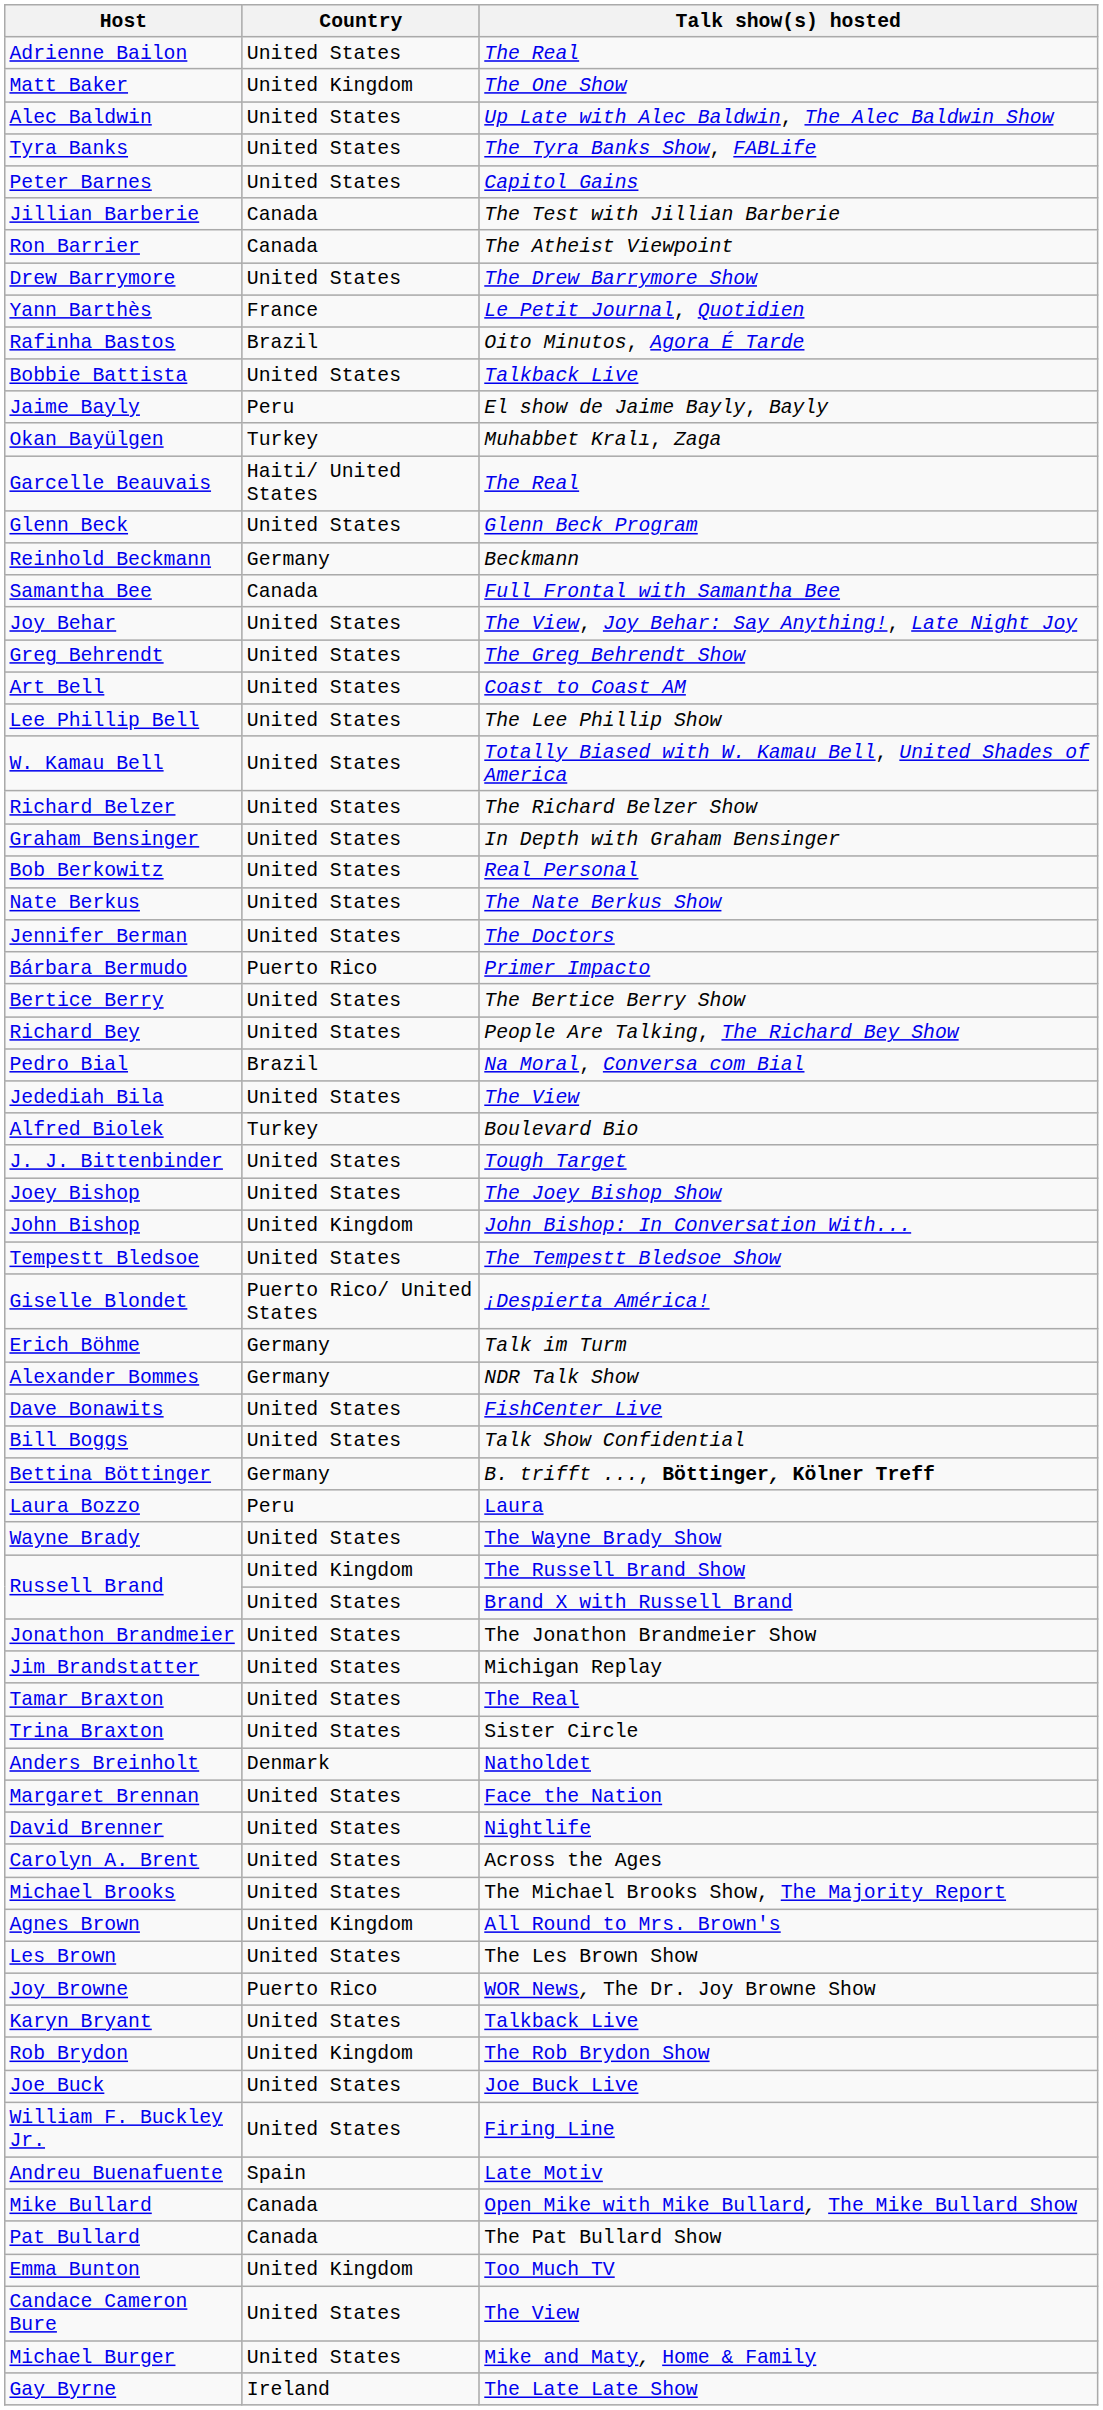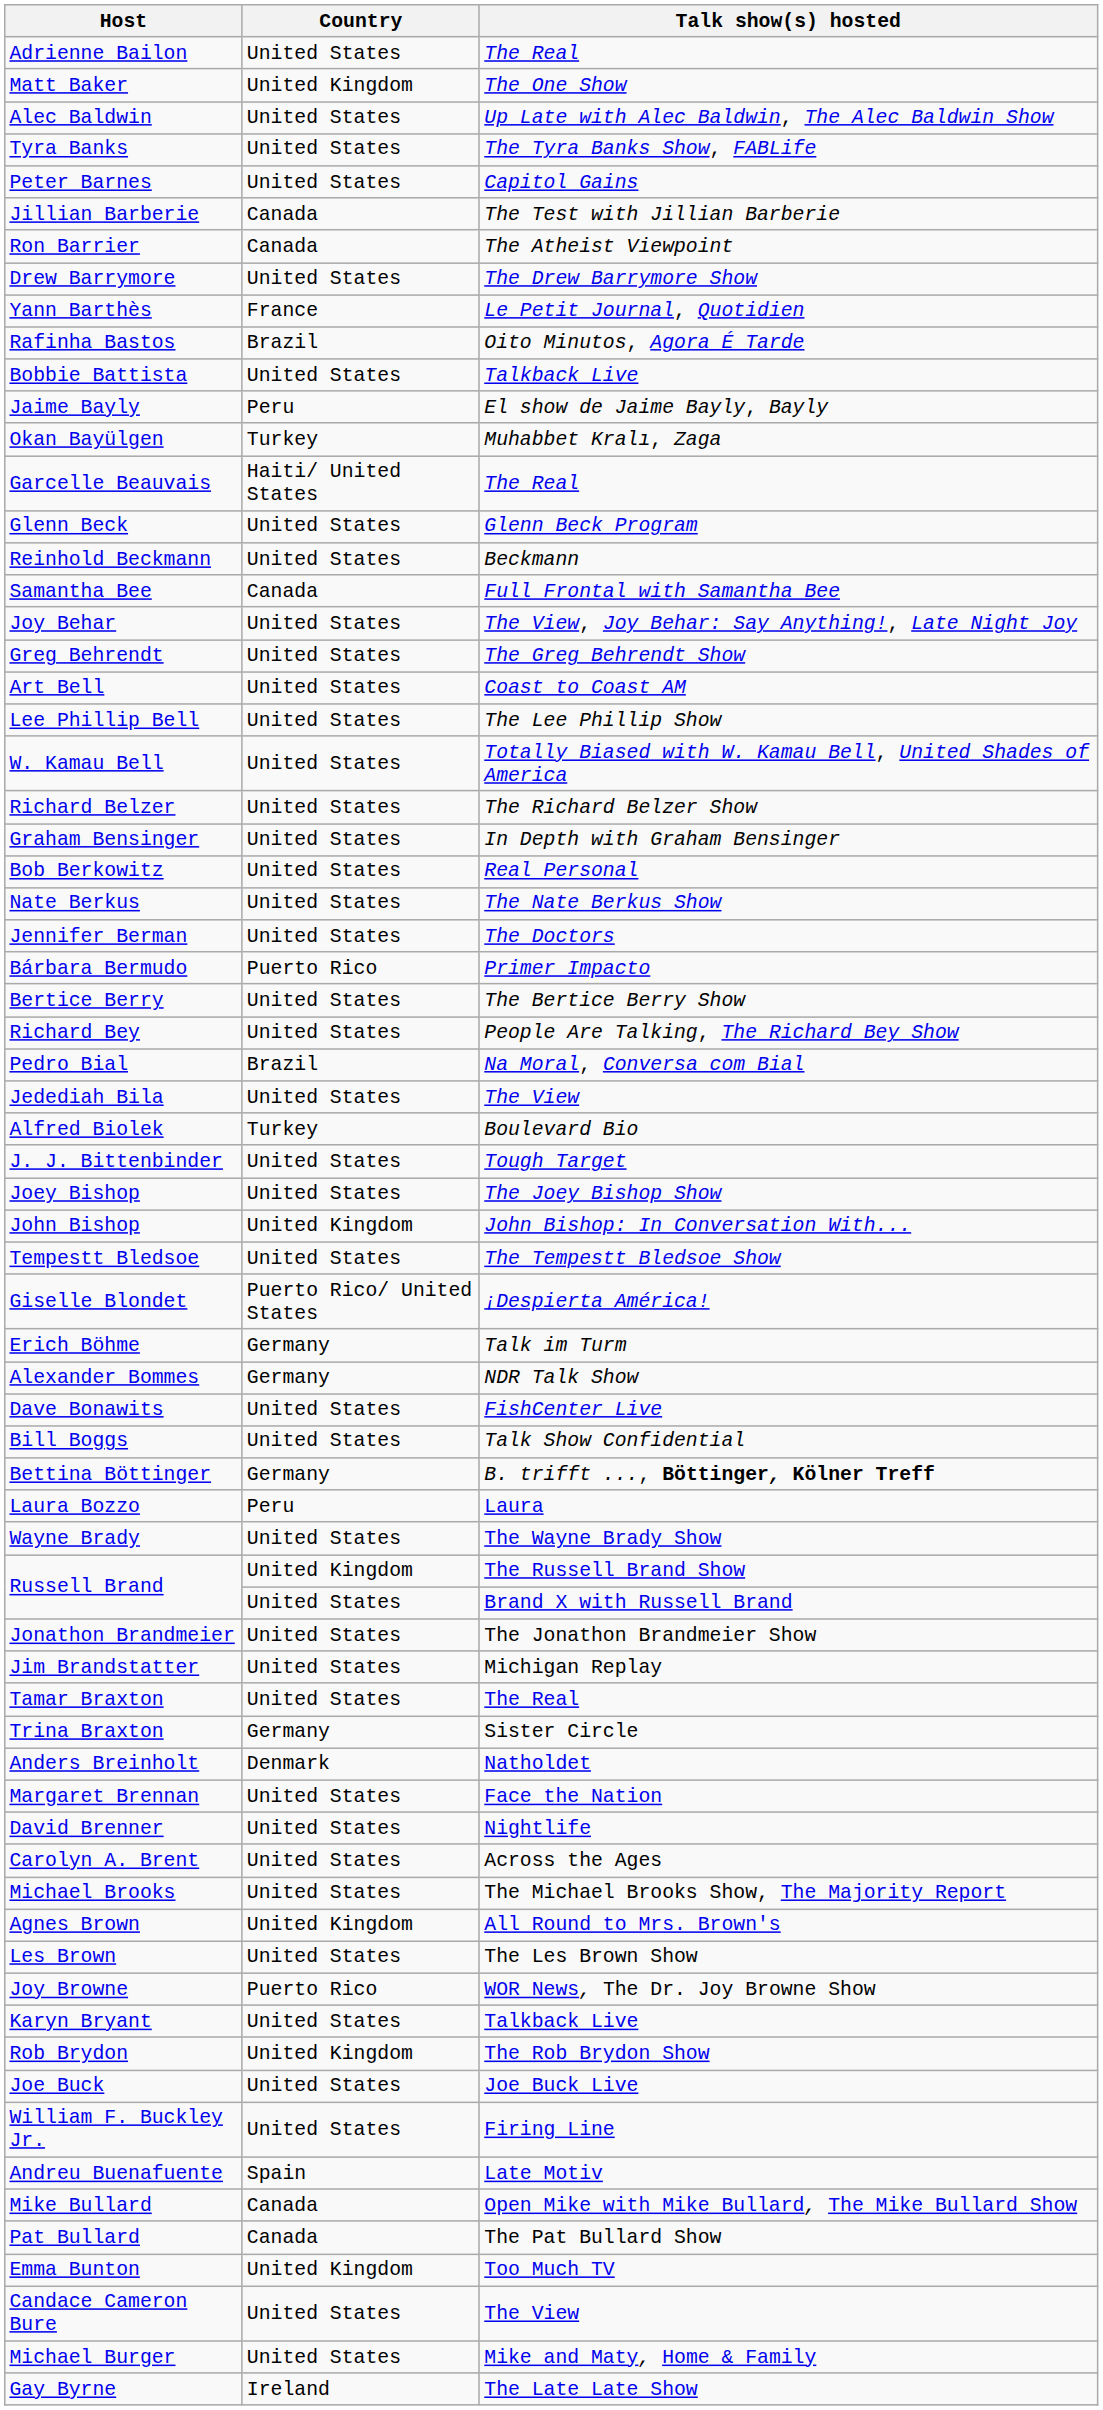(288, 559) Germany -> (324, 559) United States
(324, 1732) United States -> (288, 1732) Germany
